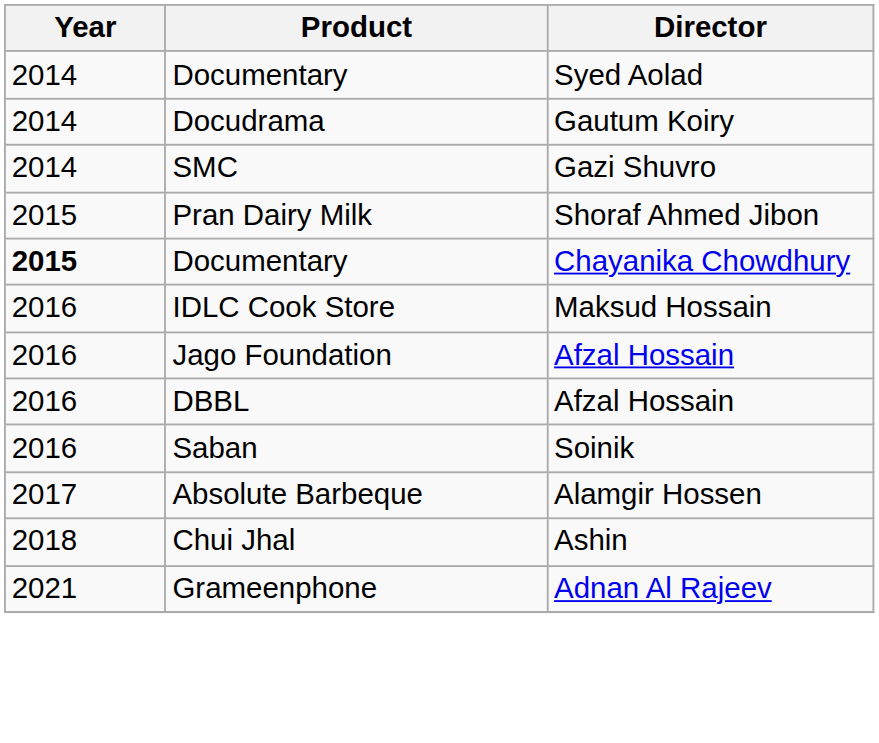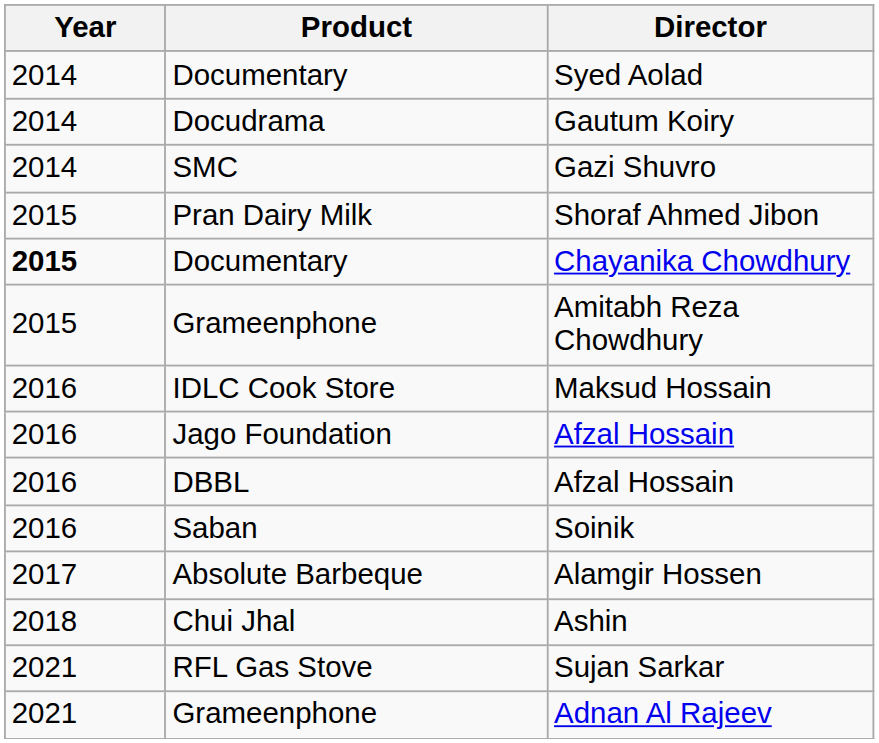+ row: (275, 324)
+ row: (273, 667)
